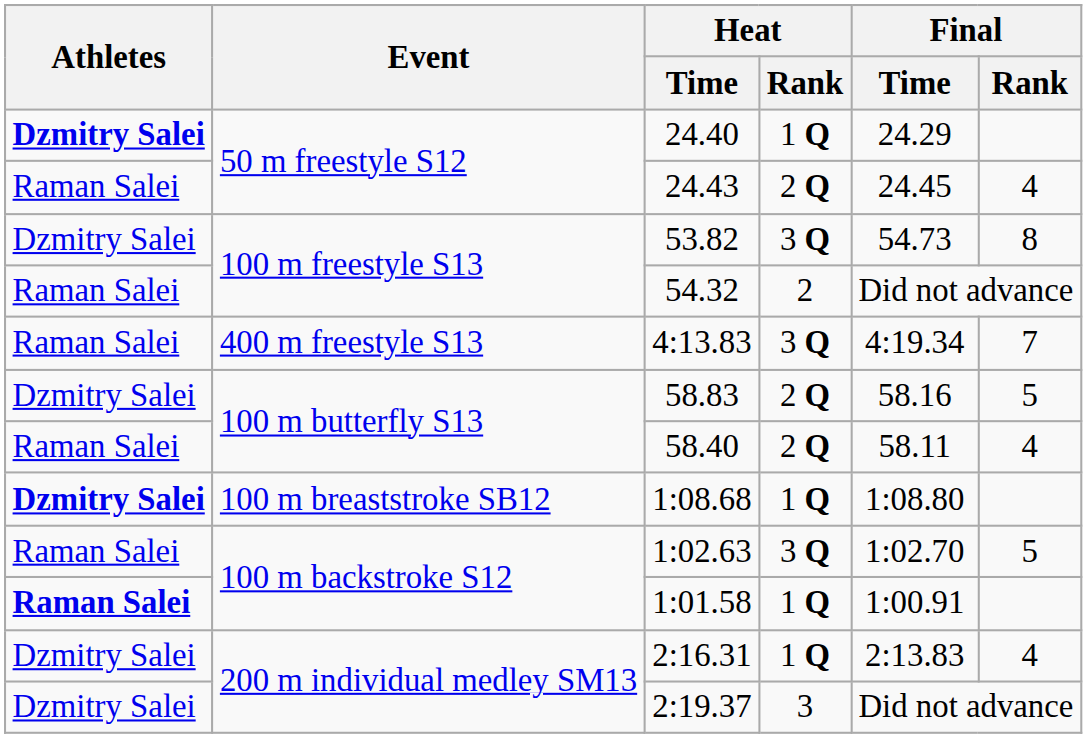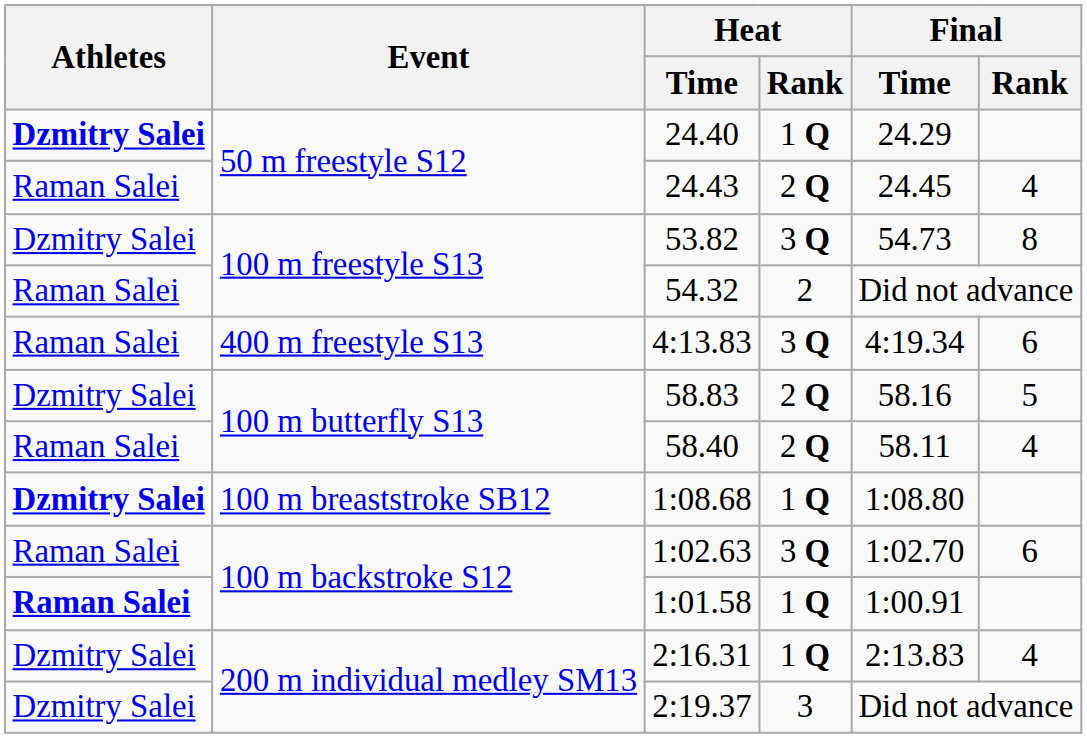(1030, 342) 7 -> (1030, 342) 6
(1030, 550) 5 -> (1030, 550) 6
